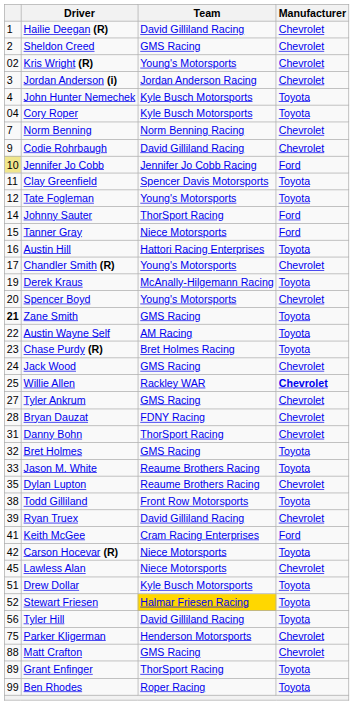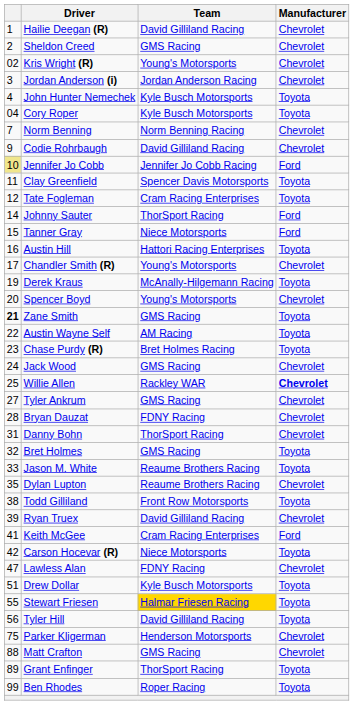(188, 198) Young's Motorsports -> (200, 198) Cram Racing Enterprises
(13, 569) 45 -> (13, 569) 47
(183, 569) Niece Motorsports -> (173, 569) FDNY Racing
(13, 602) 52 -> (13, 602) 55
